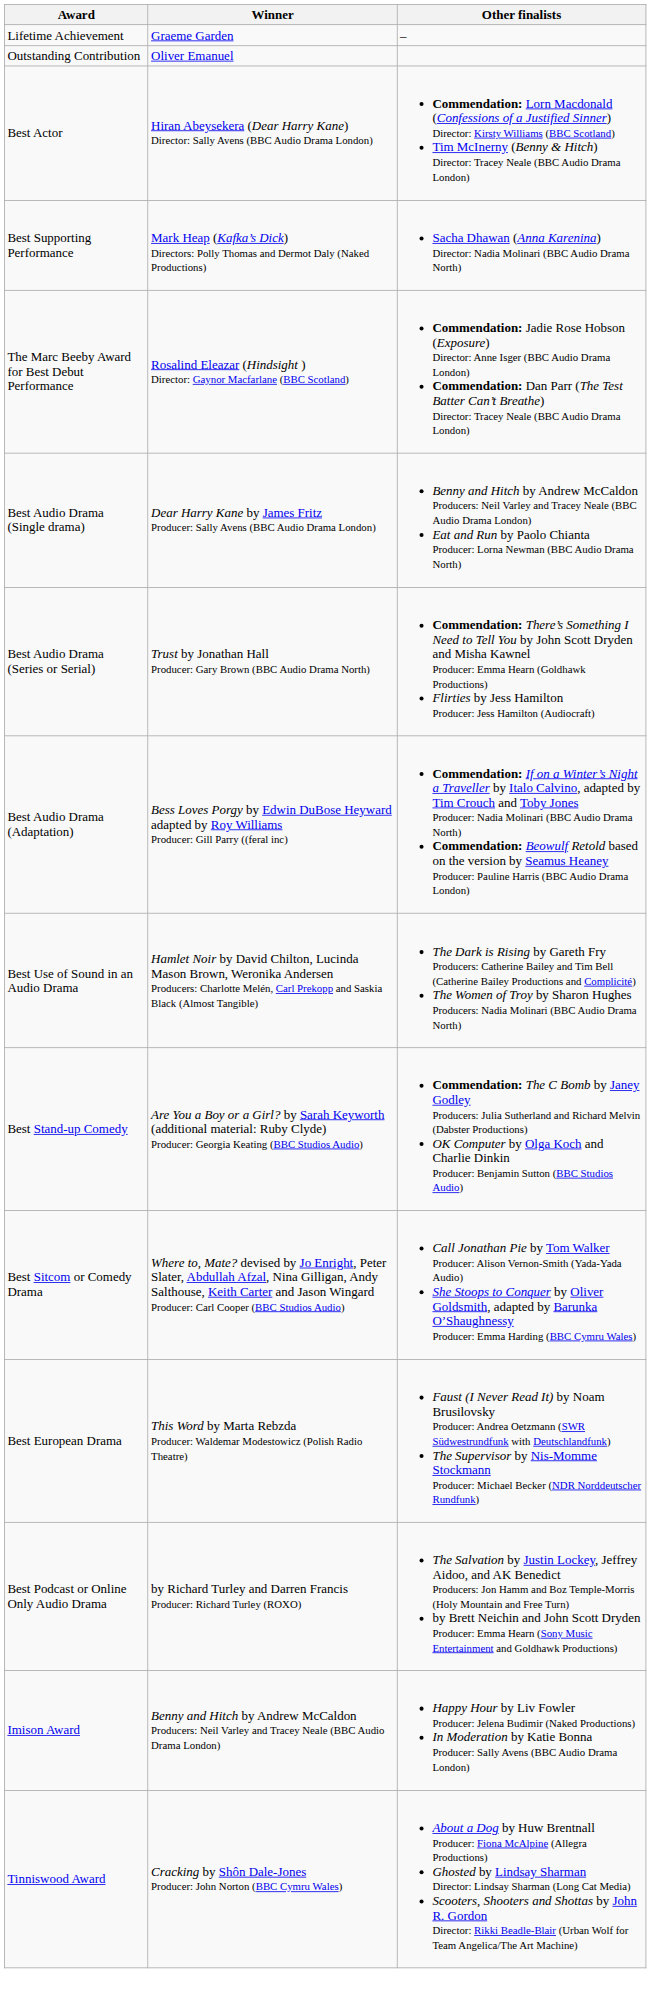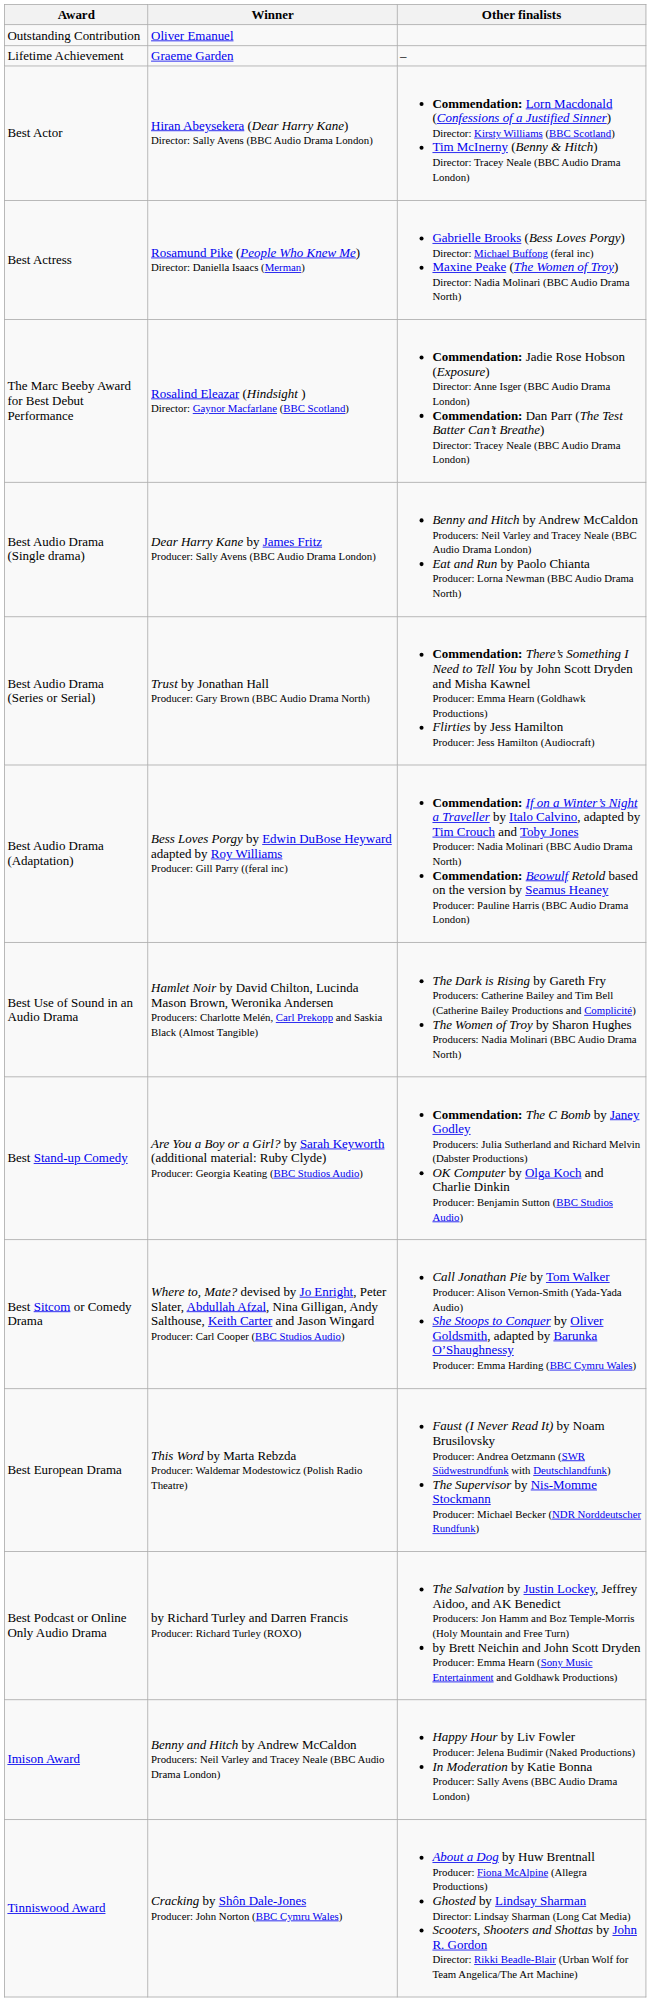rows swapped: (66, 35) <-> (74, 55)
+ row: (40, 259)
- row: (49, 245)
